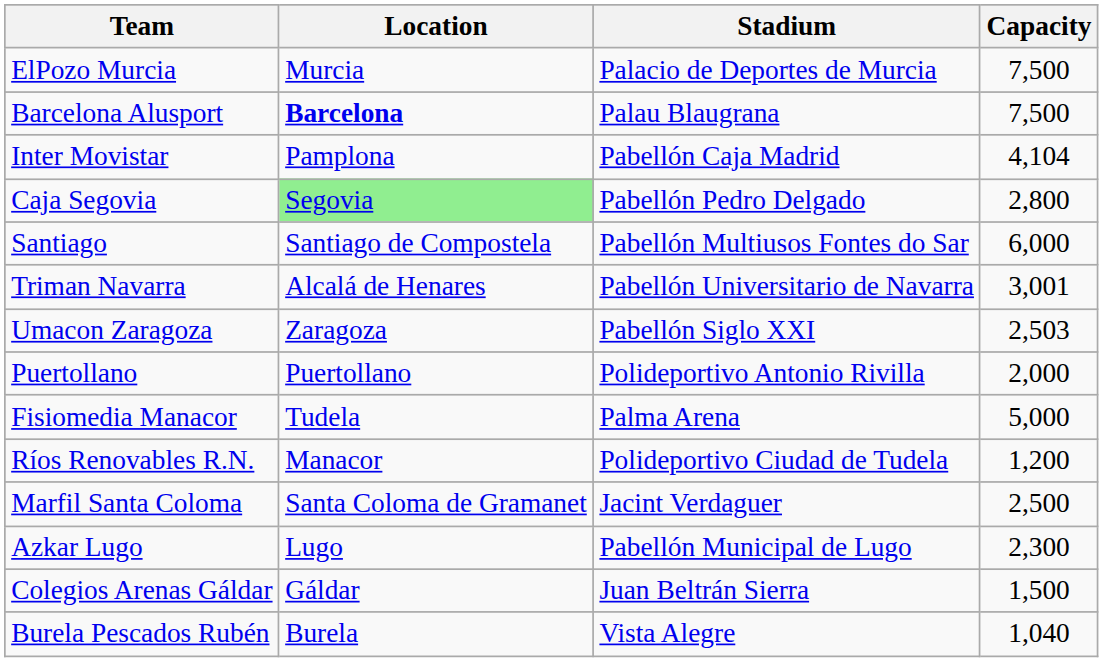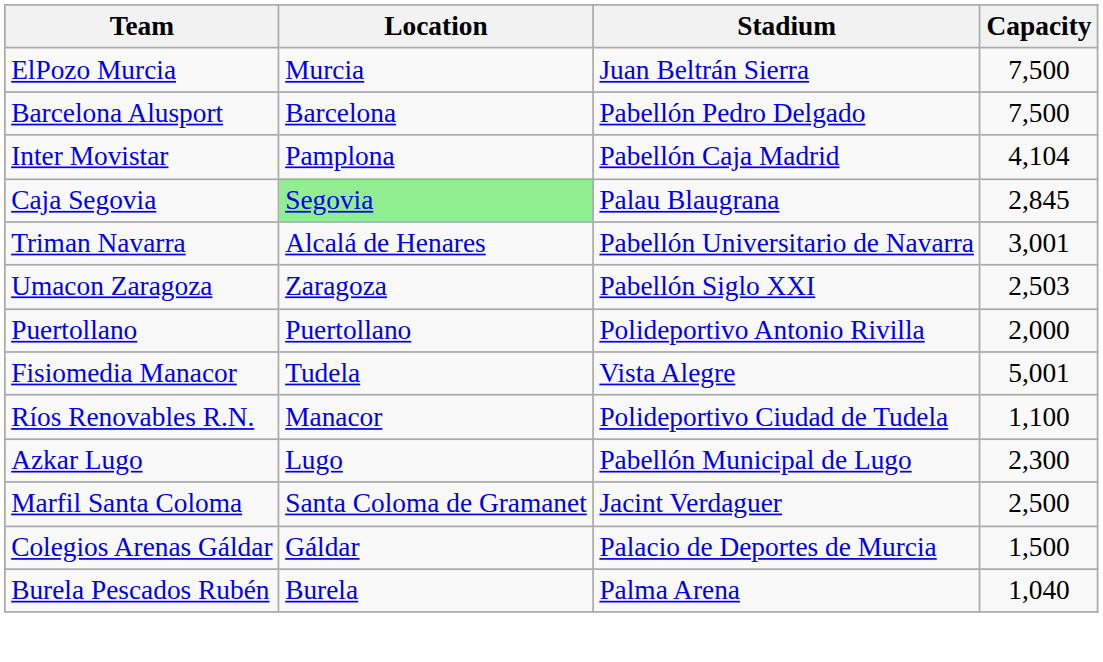(768, 69) Palacio de Deportes de Murcia -> (704, 69) Juan Beltrán Sierra
(344, 112) bold -> (341, 112) normal
(689, 112) Palau Blaugrana -> (732, 112) Pabellón Pedro Delgado
(732, 199) Pabellón Pedro Delgado -> (689, 199) Palau Blaugrana
(1039, 199) 2,800 -> (1039, 199) 2,845
- row: (59, 243)
(670, 416) Palma Arena -> (667, 373) Vista Alegre
(1039, 416) 5,000 -> (1039, 373) 5,001
(1039, 460) 1,200 -> (1039, 416) 1,100
rows swapped: (77, 546) <-> (127, 503)
(704, 590) Juan Beltrán Sierra -> (768, 546) Palacio de Deportes de Murcia
(667, 633) Vista Alegre -> (670, 590) Palma Arena
